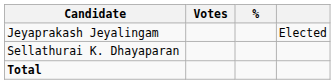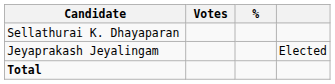rows swapped: (83, 32) <-> (93, 51)
